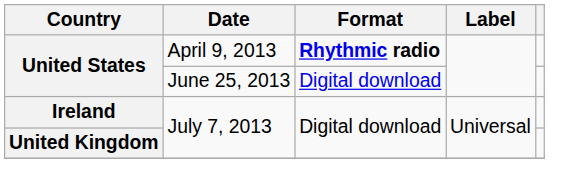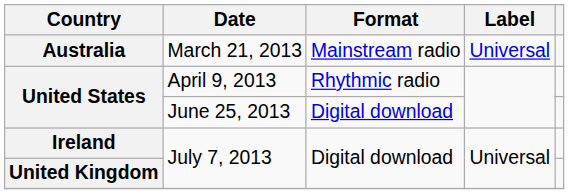+ row: (84, 50)
(370, 50) bold -> (376, 81) normal
